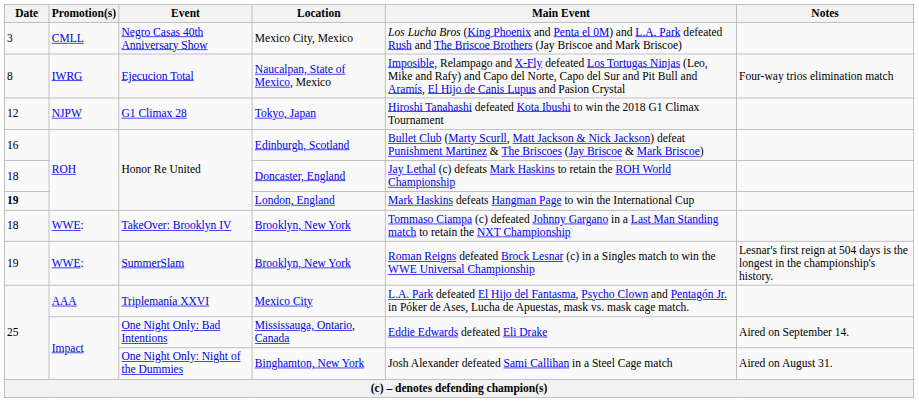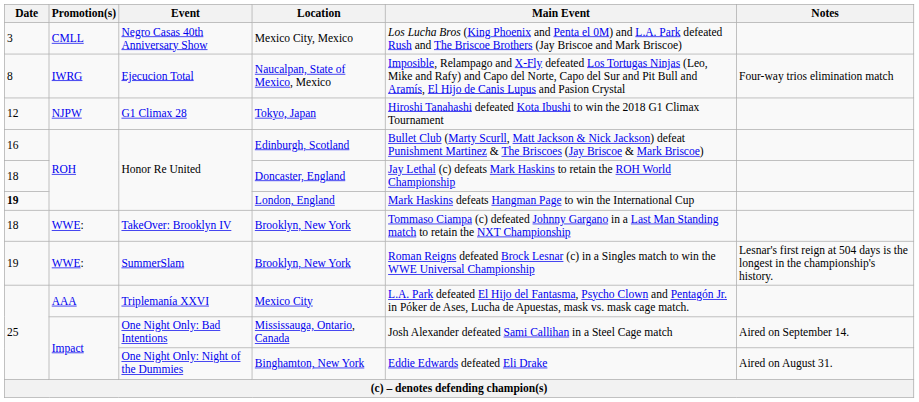(468, 332) Eddie Edwards defeated Eli Drake -> (530, 332) Josh Alexander defeated Sami Callihan in a Steel Cage match
(530, 363) Josh Alexander defeated Sami Callihan in a Steel Cage match -> (468, 363) Eddie Edwards defeated Eli Drake
